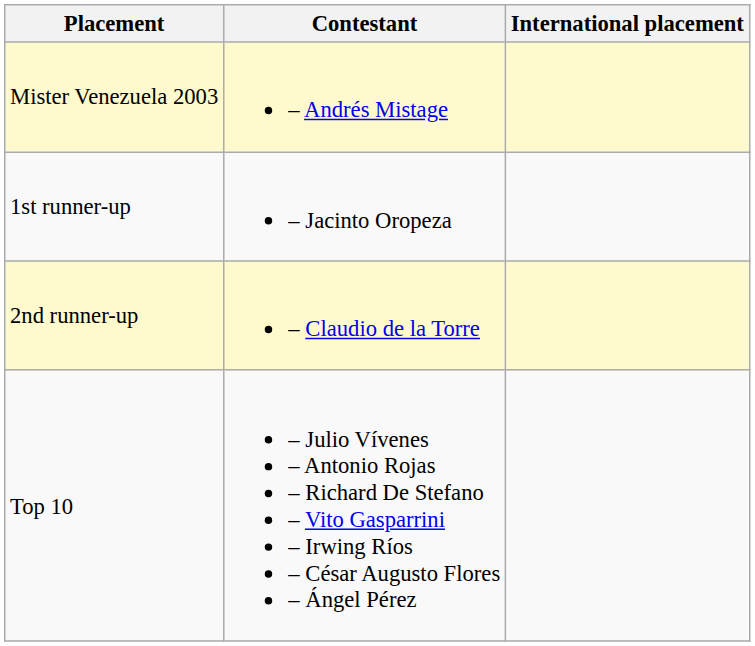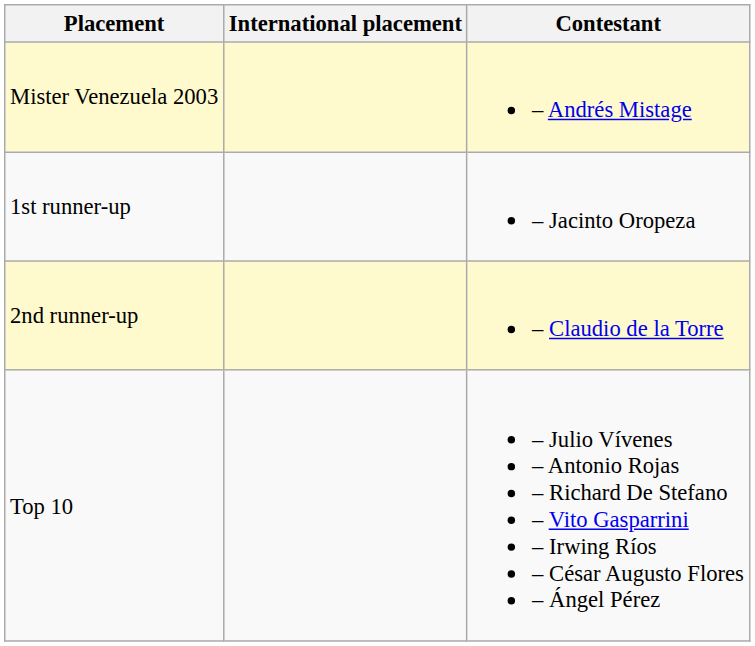columns swapped: (364, 23) <-> (627, 23)
